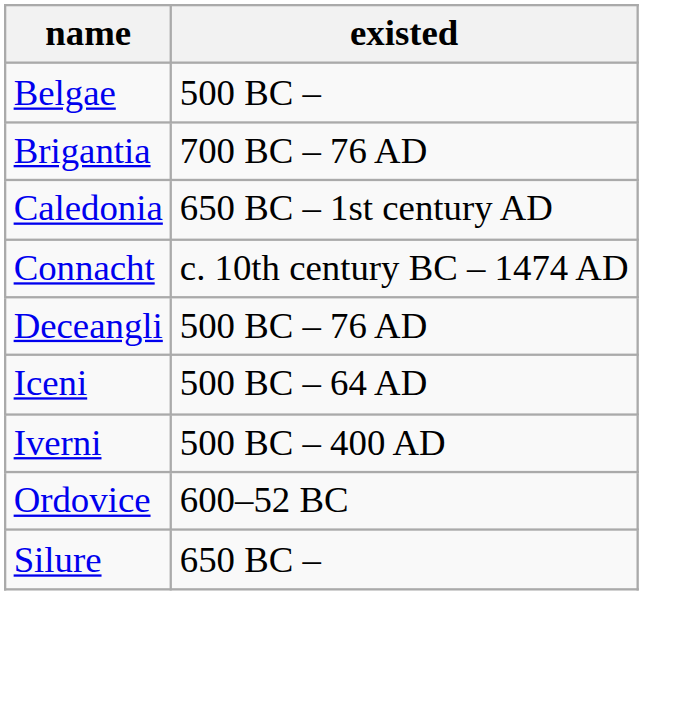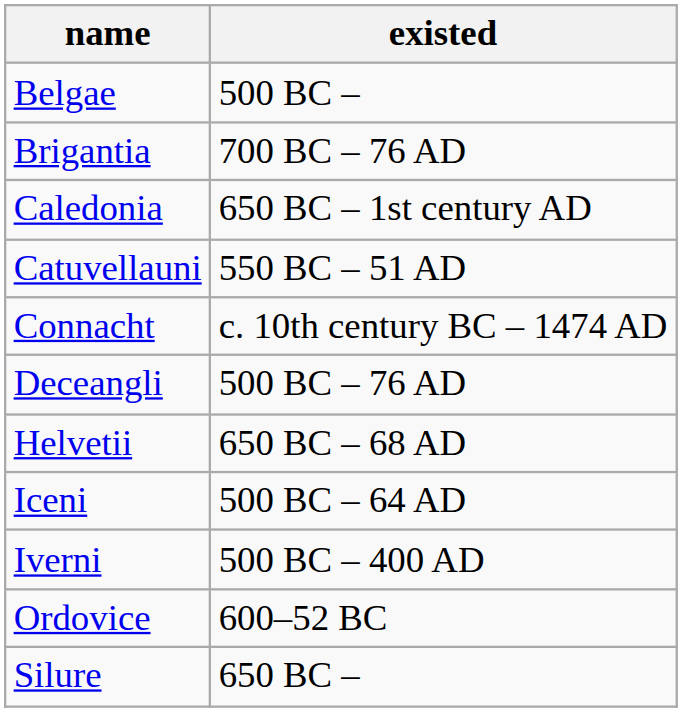+ row: (108, 267)
+ row: (73, 442)
